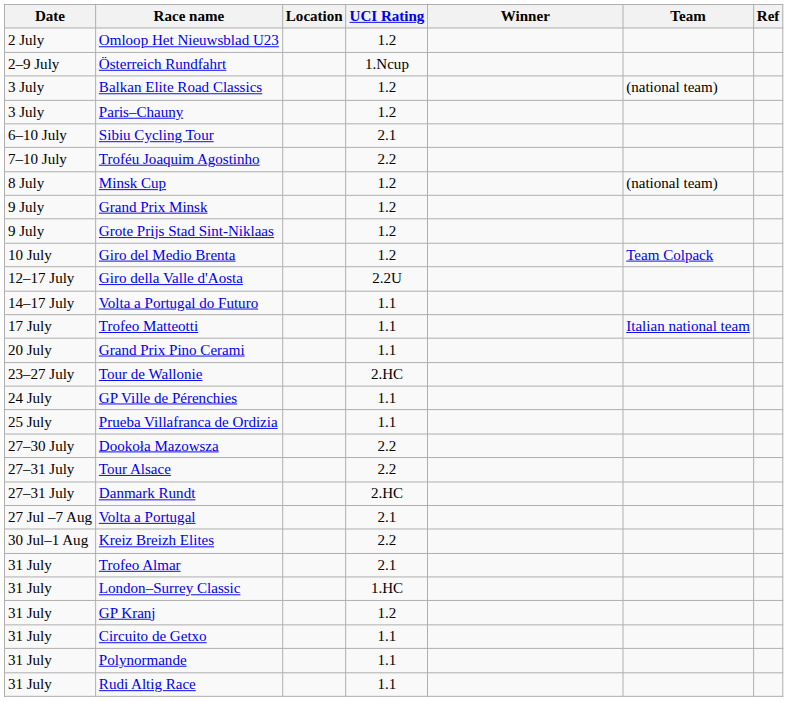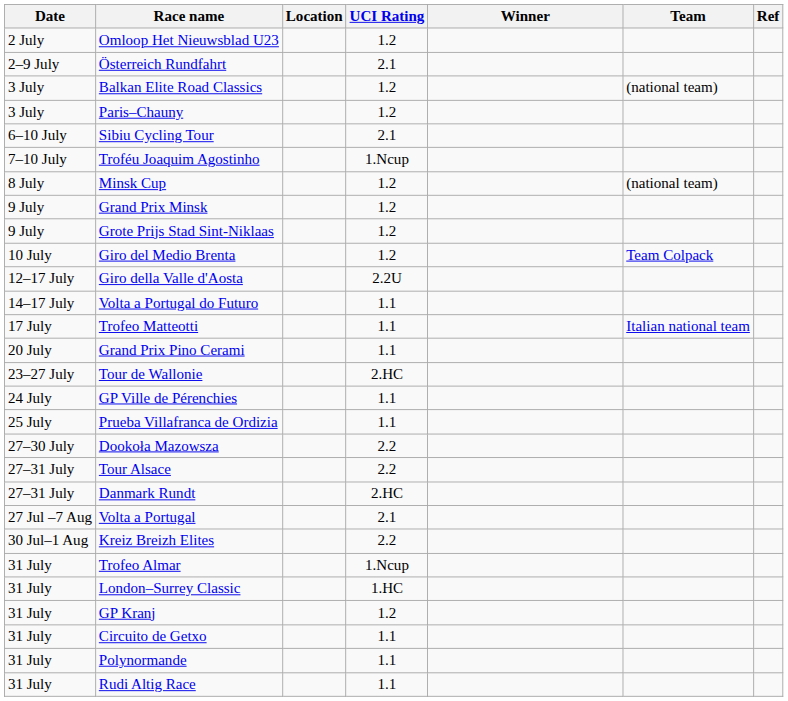(387, 64) 1.Ncup -> (387, 64) 2.1
(387, 159) 2.2 -> (387, 159) 1.Ncup
(387, 565) 2.1 -> (387, 565) 1.Ncup
